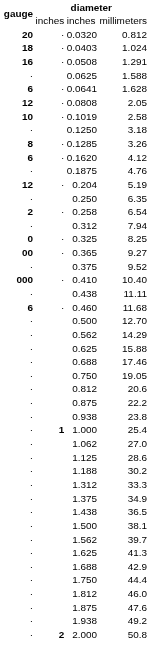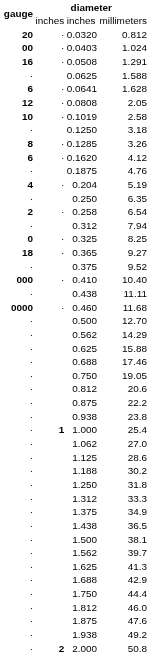(28, 48) 18 -> (28, 48) 00
(28, 184) 12 -> (30, 184) 4
(28, 253) 00 -> (28, 253) 18
(30, 307) 6 -> (22, 307) 0000
+ row: (85, 485)
